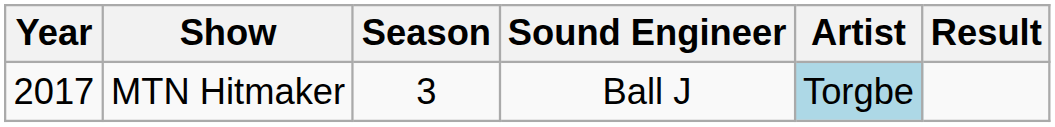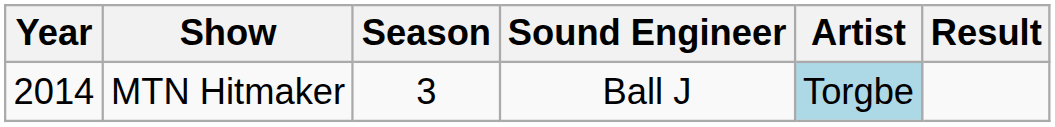(54, 90) 2017 -> (54, 90) 2014
